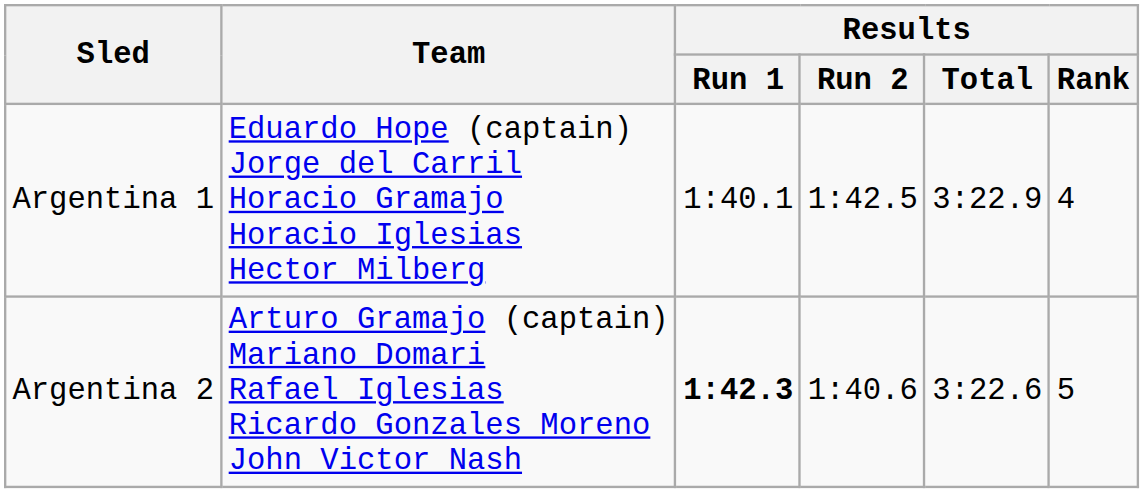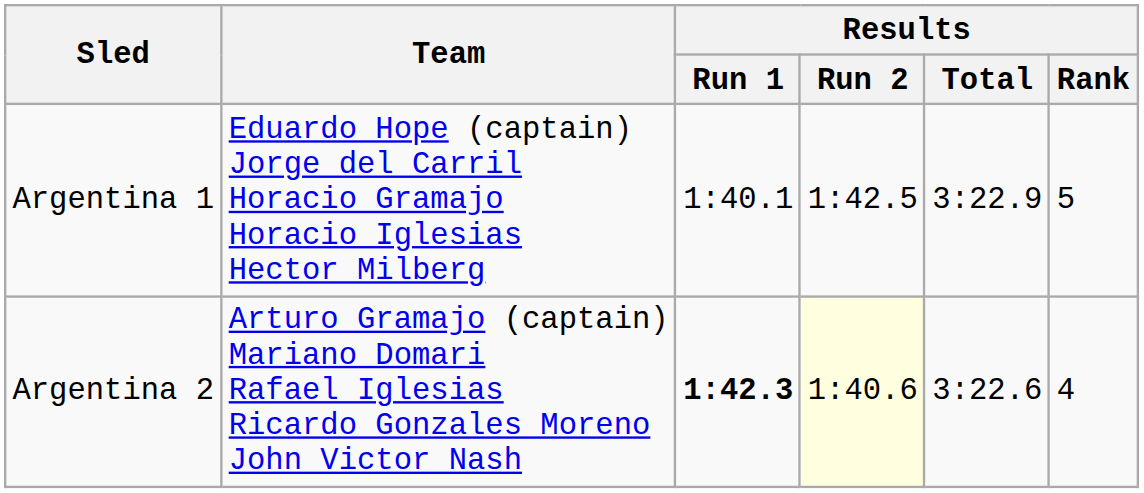(1066, 200) 4 -> (1066, 200) 5
(863, 391) no background -> (863, 391) lightyellow background
(1066, 391) 5 -> (1066, 391) 4
